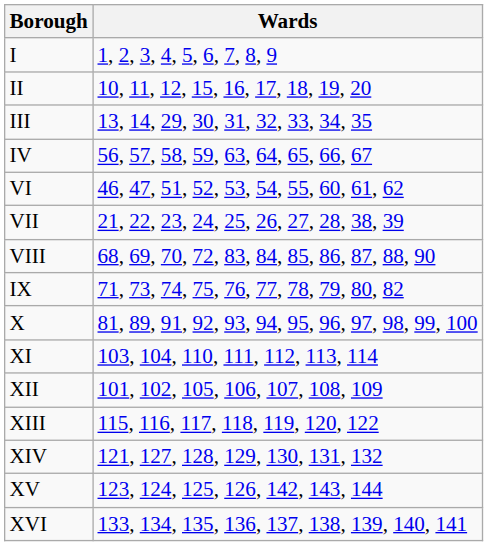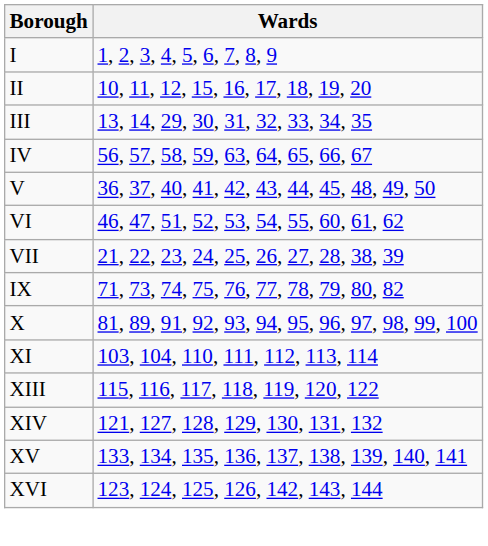+ row: (17, 188)
- row: (28, 255)
- row: (24, 389)
(240, 490) 123, 124, 125, 126, 142, 143, 144 -> (282, 456) 133, 134, 135, 136, 137, 138, 139, 140, 141
(282, 523) 133, 134, 135, 136, 137, 138, 139, 140, 141 -> (240, 490) 123, 124, 125, 126, 142, 143, 144
